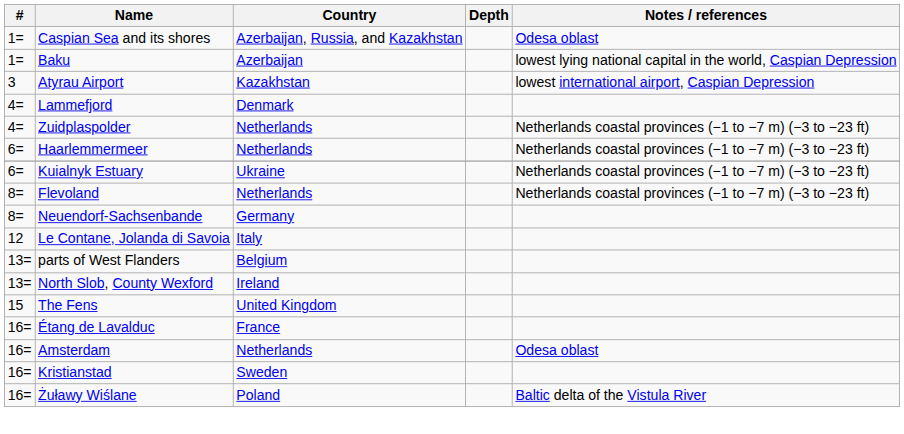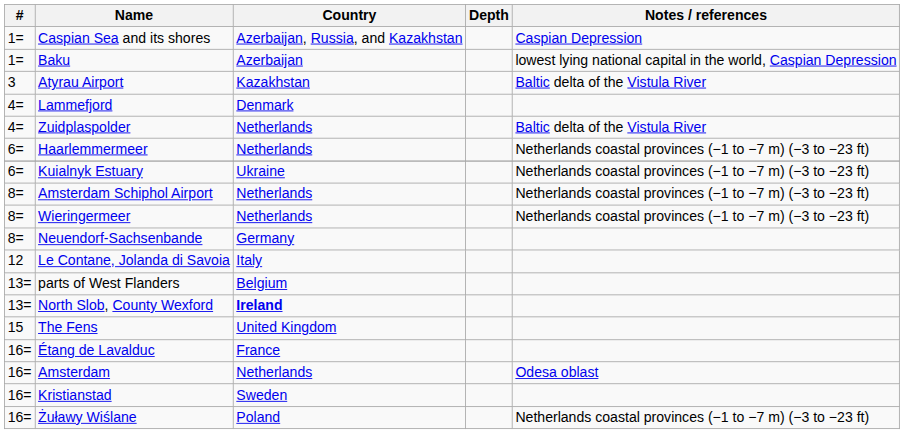(557, 37) Odesa oblast -> (579, 37) Caspian Depression
(665, 82) lowest international airport, Caspian Depression -> (611, 82) Baltic delta of the Vistula River
(692, 127) Netherlands coastal provinces (−1 to −7 m) (−3 to −23 ft) -> (611, 127) Baltic delta of the Vistula River
+ row: (125, 194)
+ row: (84, 216)
- row: (69, 194)
(258, 283) normal -> (259, 305) bold
(611, 395) Baltic delta of the Vistula River -> (692, 417) Netherlands coastal provinces (−1 to −7 m) (−3 to −23 ft)
